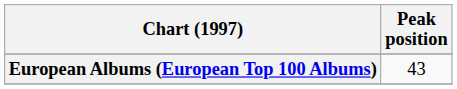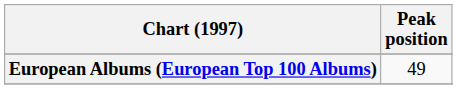(416, 68) 43 -> (416, 68) 49
